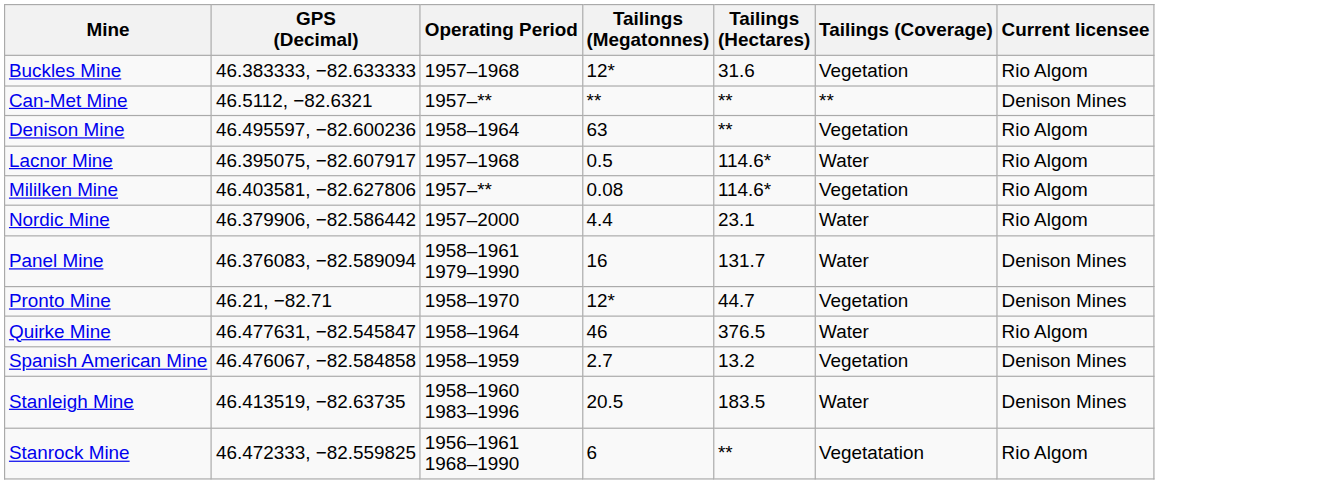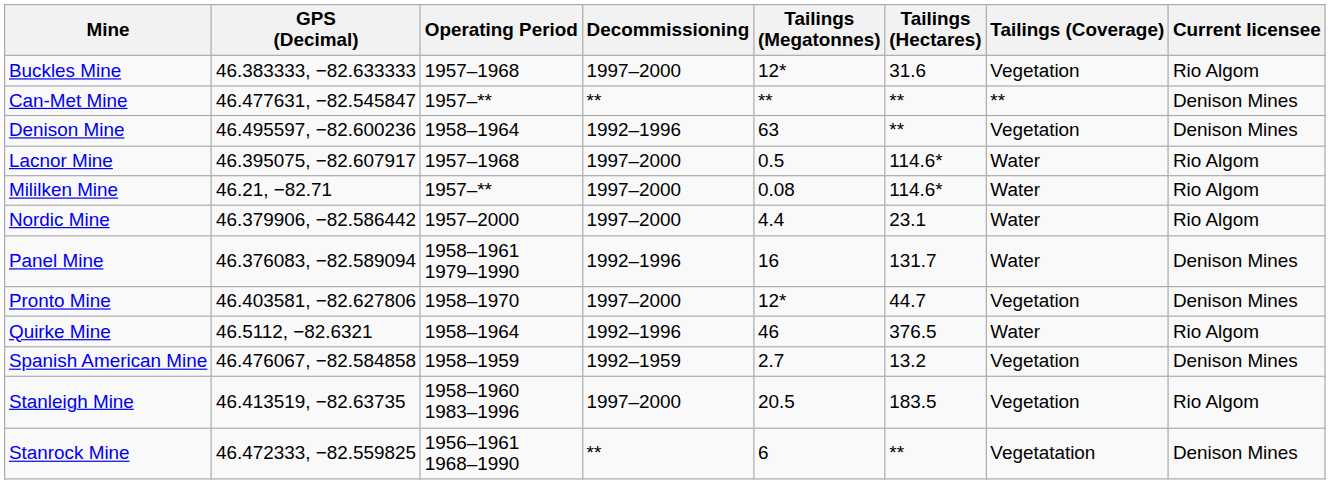+ column: (668, 30)
(294, 100) 46.5112, −82.6321 -> (316, 100) 46.477631, −82.545847
(1045, 130) Rio Algom -> (1235, 130) Denison Mines
(316, 190) 46.403581, −82.627806 -> (274, 190) 46.21, −82.71
(864, 190) Vegetation -> (1015, 190) Water
(274, 301) 46.21, −82.71 -> (316, 301) 46.403581, −82.627806
(316, 331) 46.477631, −82.545847 -> (294, 331) 46.5112, −82.6321
(844, 401) Water -> (1035, 401) Vegetation
(1064, 401) Denison Mines -> (1216, 401) Rio Algom
(1045, 453) Rio Algom -> (1235, 453) Denison Mines
